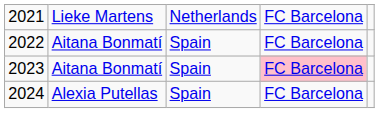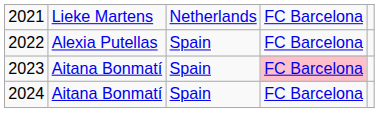(107, 42) Aitana Bonmatí -> (105, 42) Alexia Putellas
(105, 94) Alexia Putellas -> (107, 94) Aitana Bonmatí
